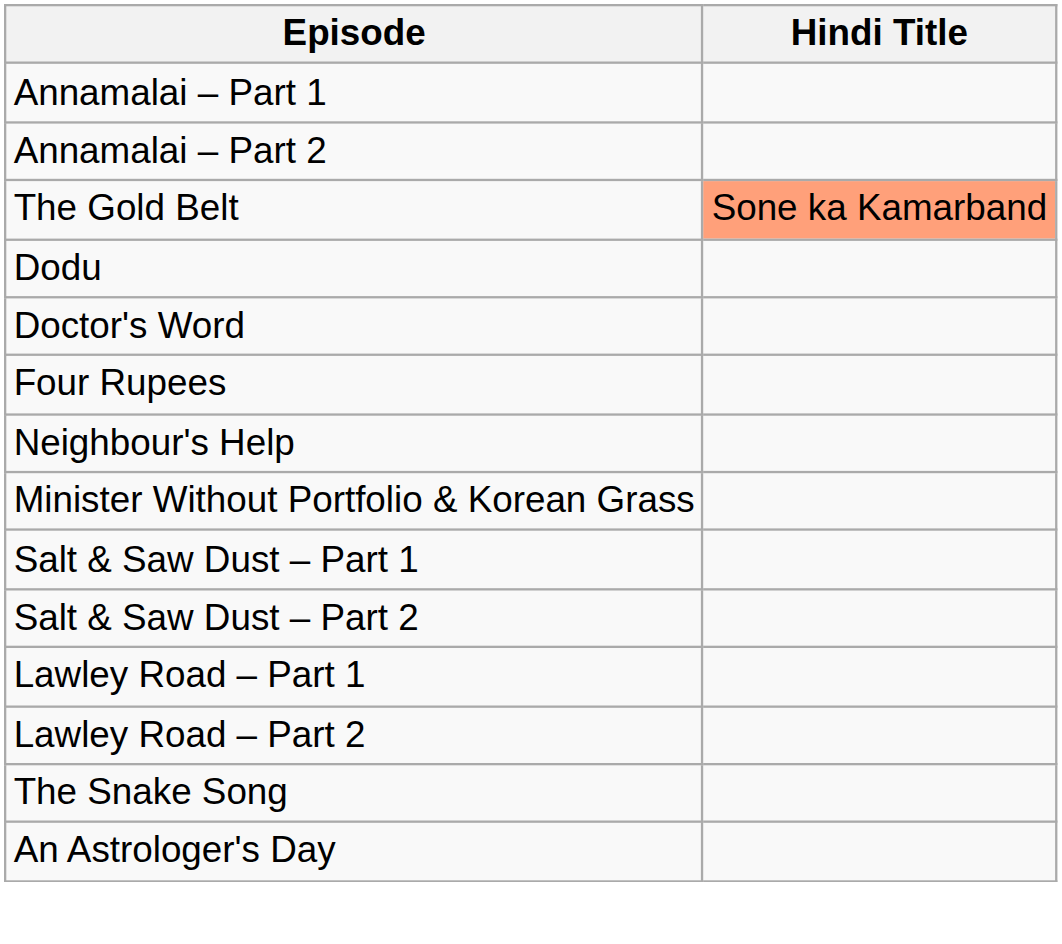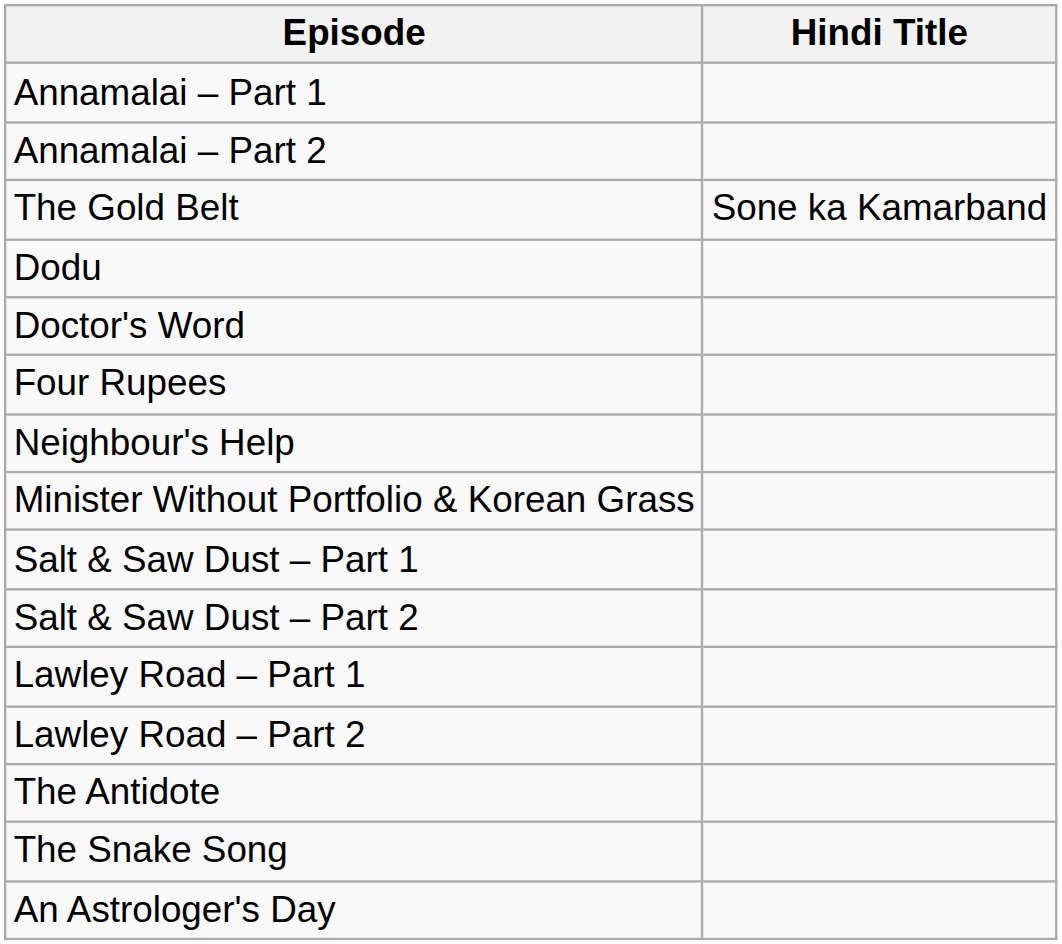(879, 208) lightsalmon background -> (879, 208) no background
+ row: (117, 792)
